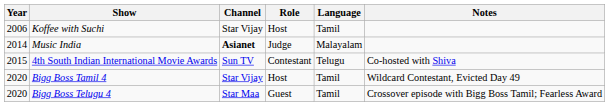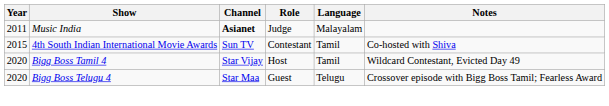- row: (68, 28)
(17, 45) 2014 -> (17, 28) 2011
(330, 61) Telugu -> (328, 45) Tamil
(328, 93) Tamil -> (330, 77) Telugu
